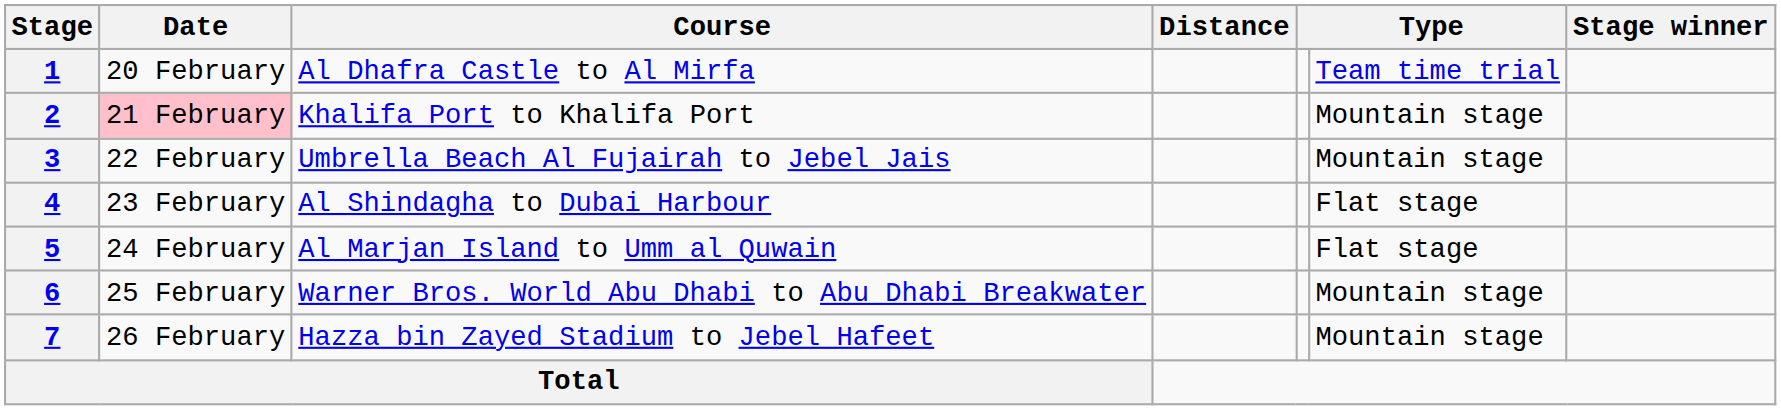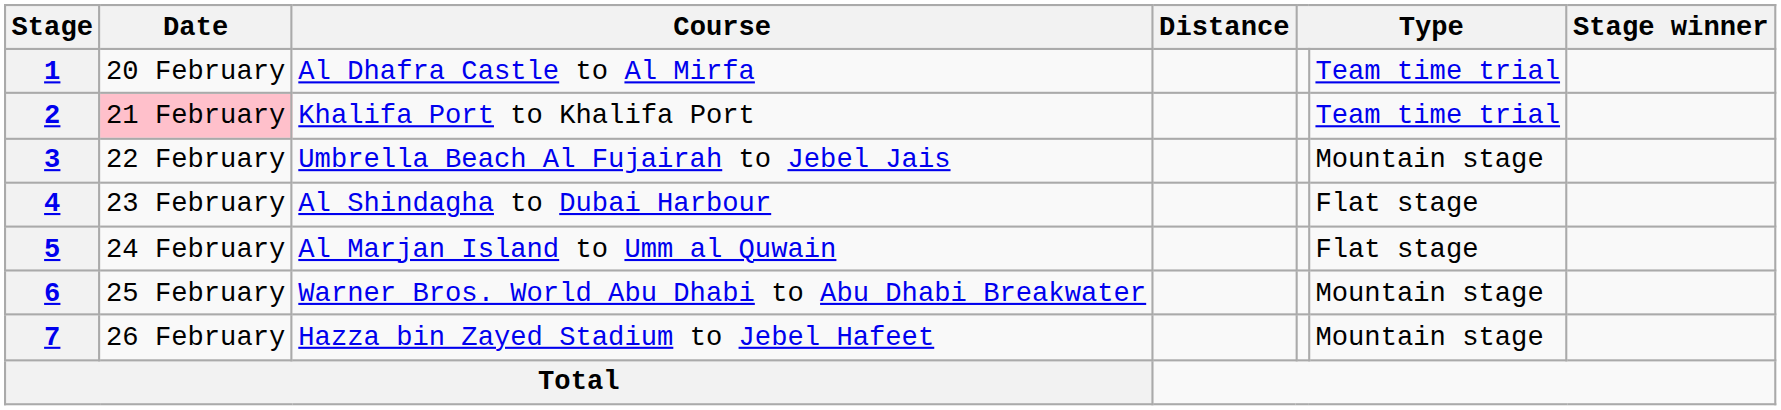(1430, 116) Mountain stage -> (1438, 116) Team time trial
